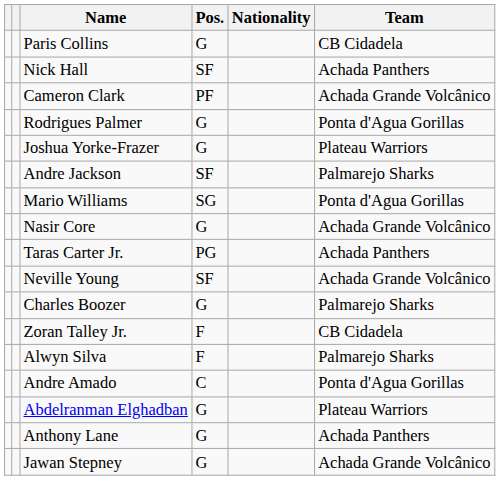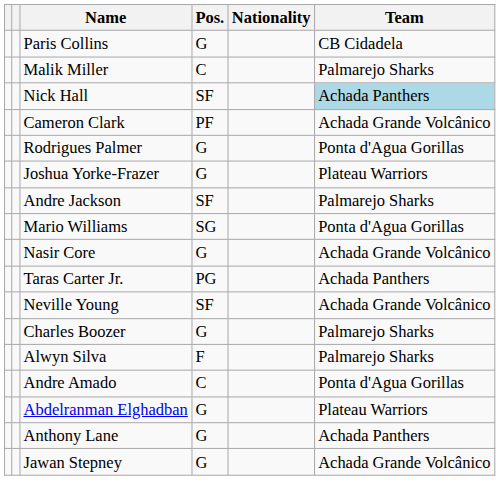+ row: (66, 69)
(374, 69) no background -> (374, 95) lightblue background
- row: (75, 331)
